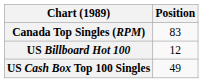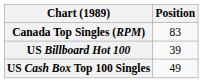(175, 50) 12 -> (175, 50) 39
